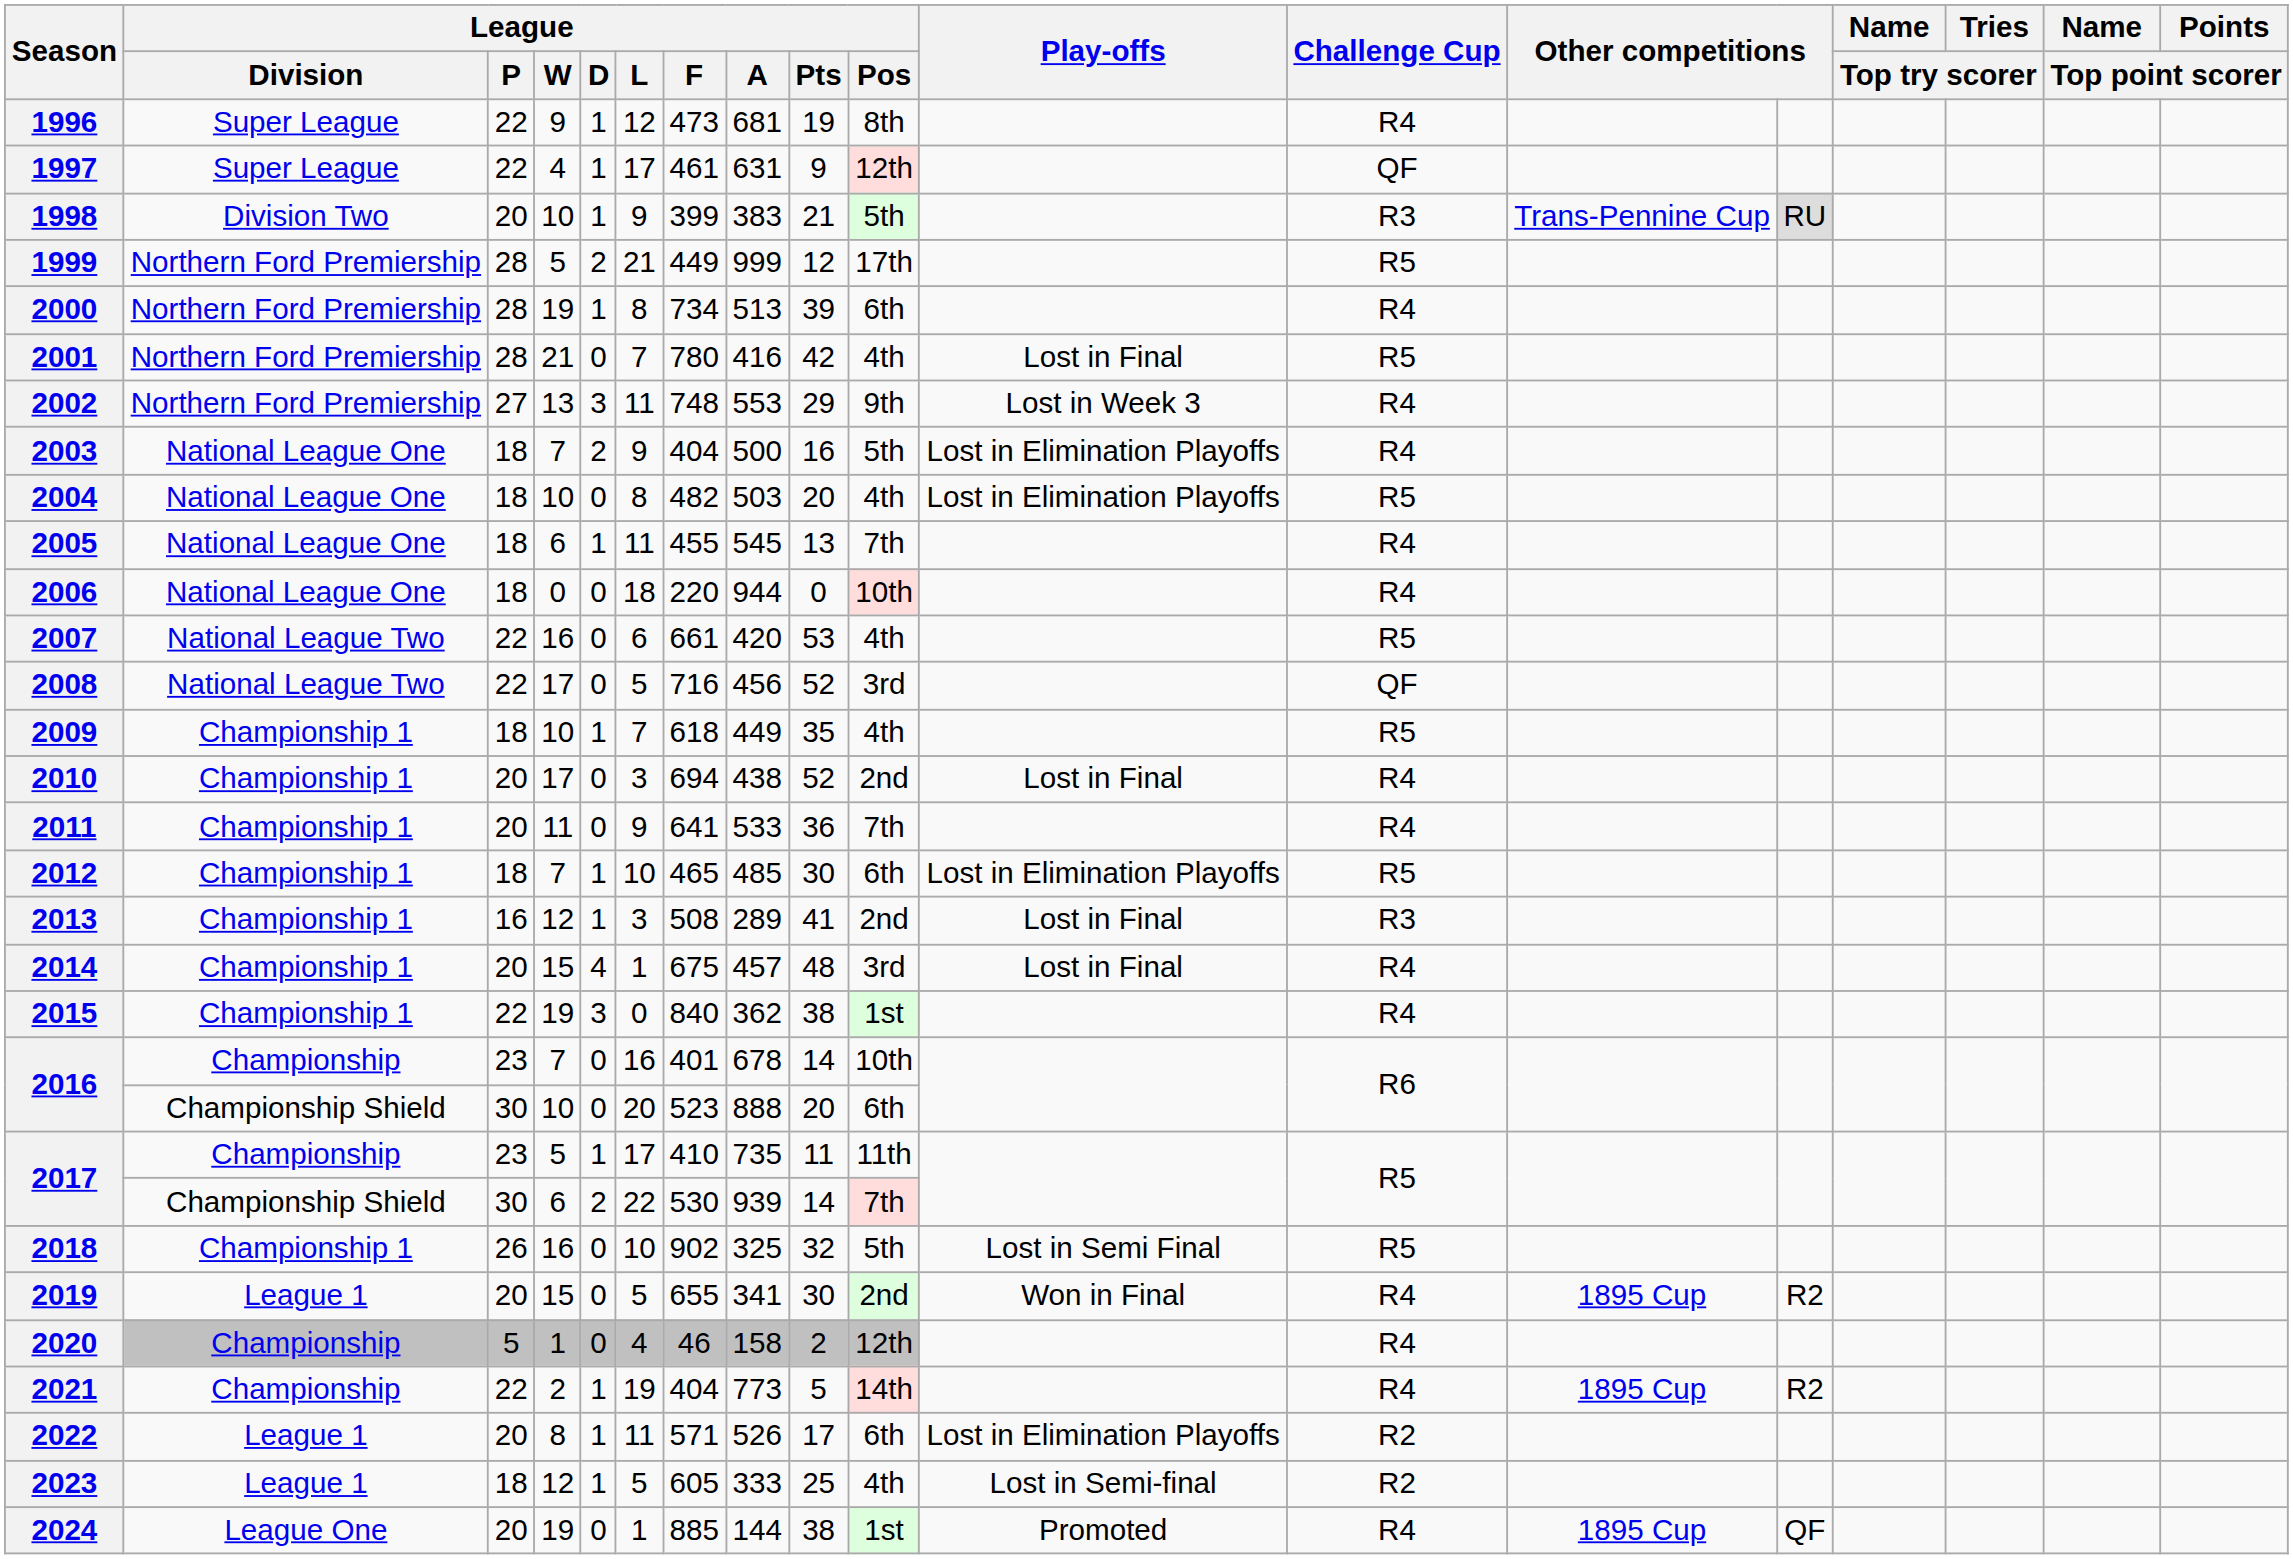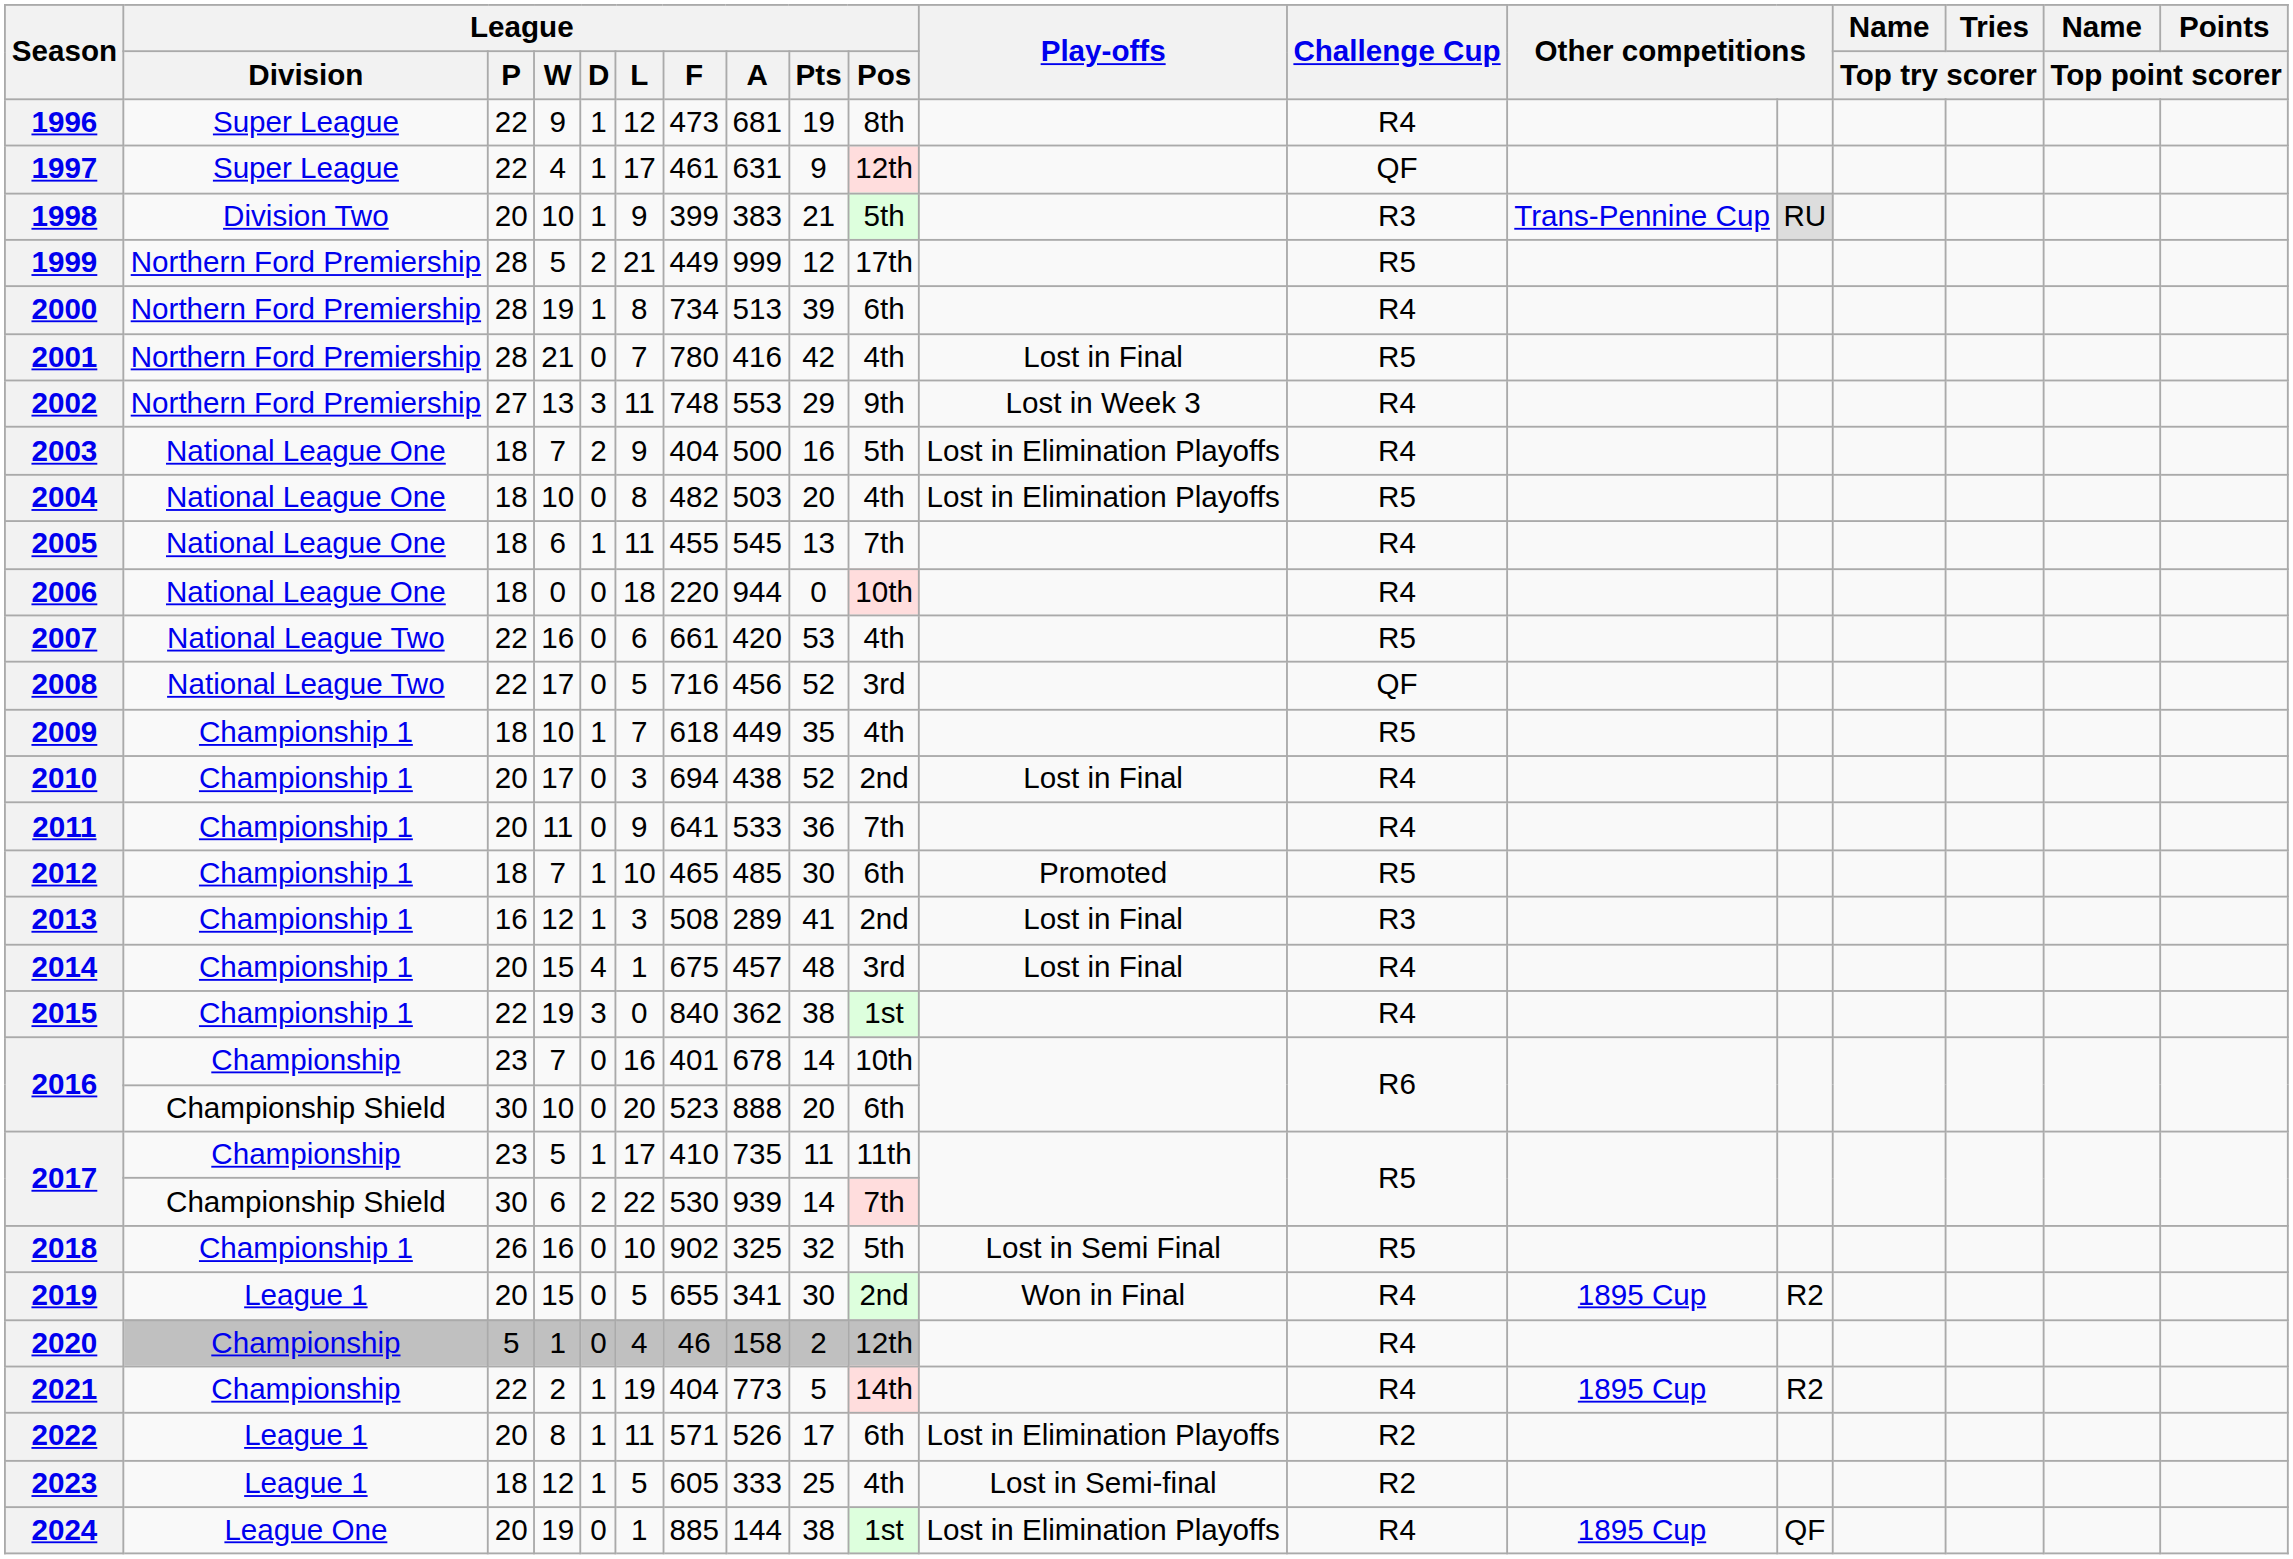(1103, 872) Lost in Elimination Playoffs -> (1103, 872) Promoted
(1103, 1530) Promoted -> (1103, 1530) Lost in Elimination Playoffs
